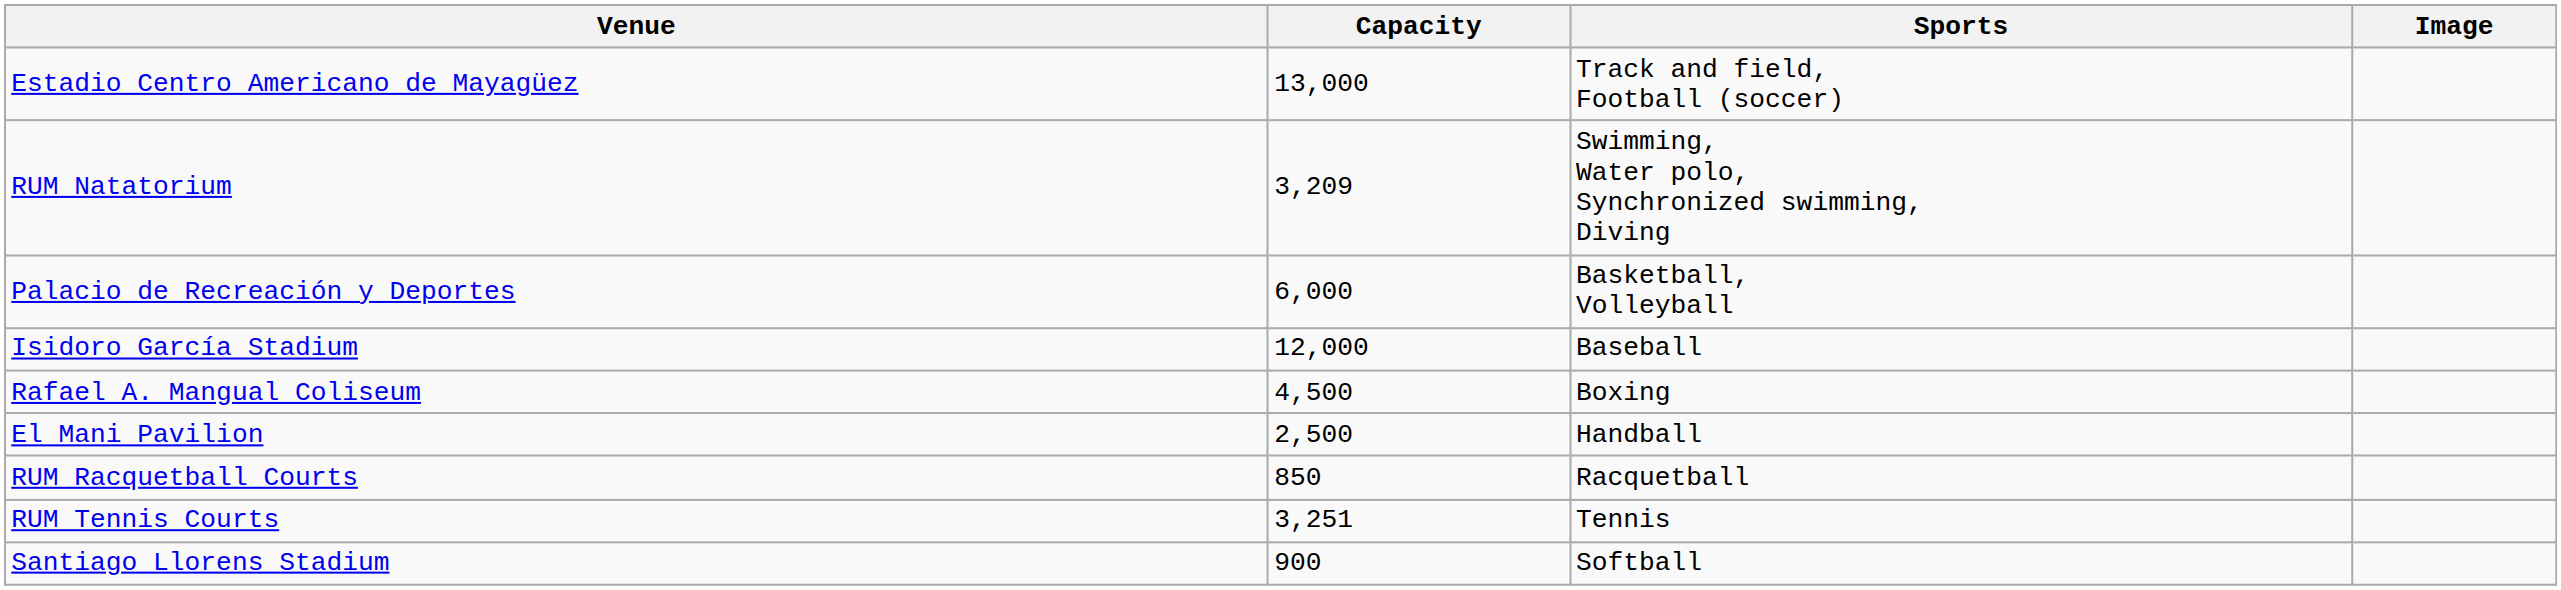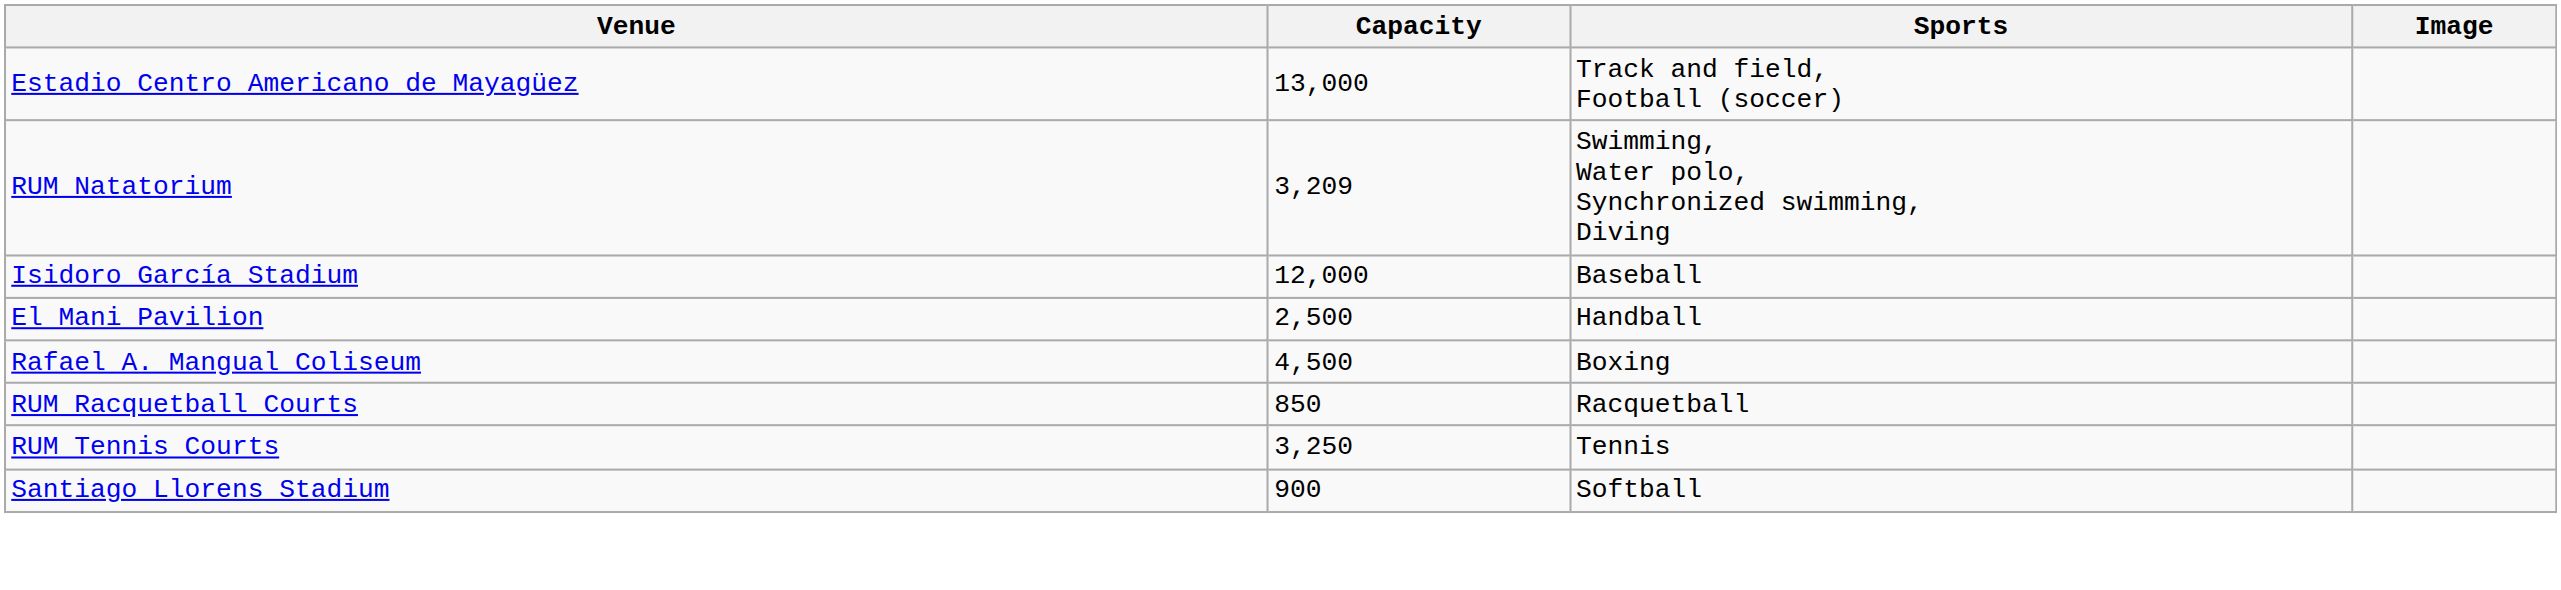- row: (263, 291)
rows swapped: (137, 435) <-> (216, 392)
(1314, 520) 3,251 -> (1314, 447) 3,250
